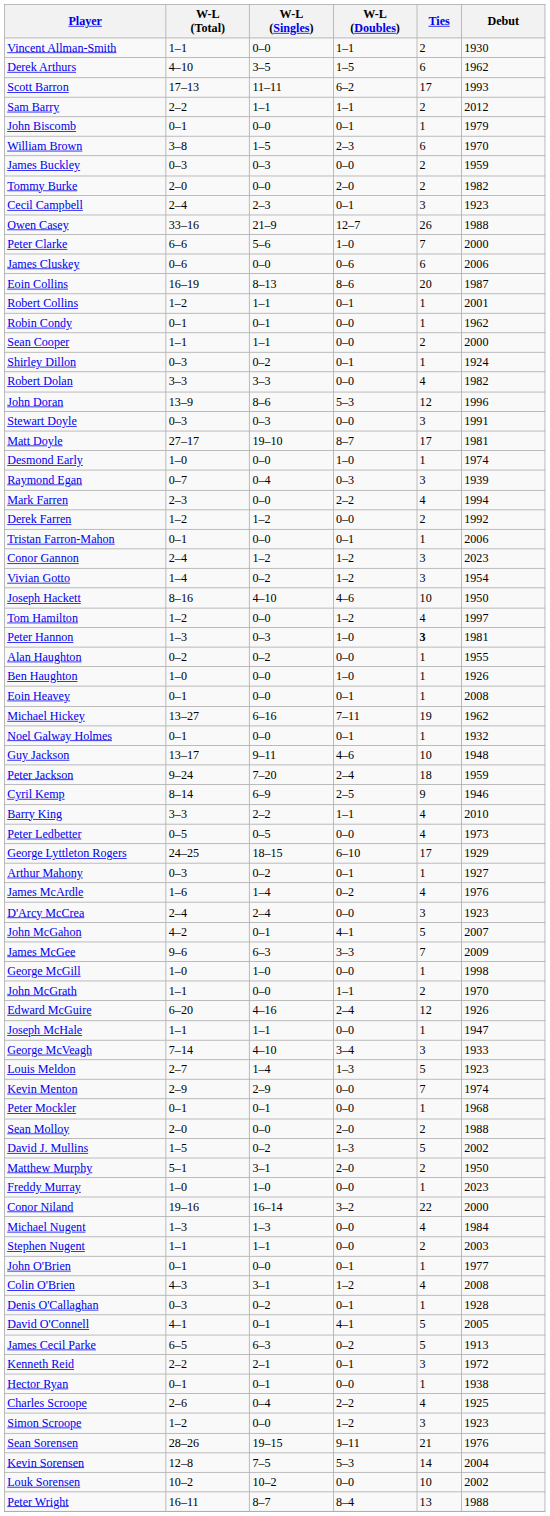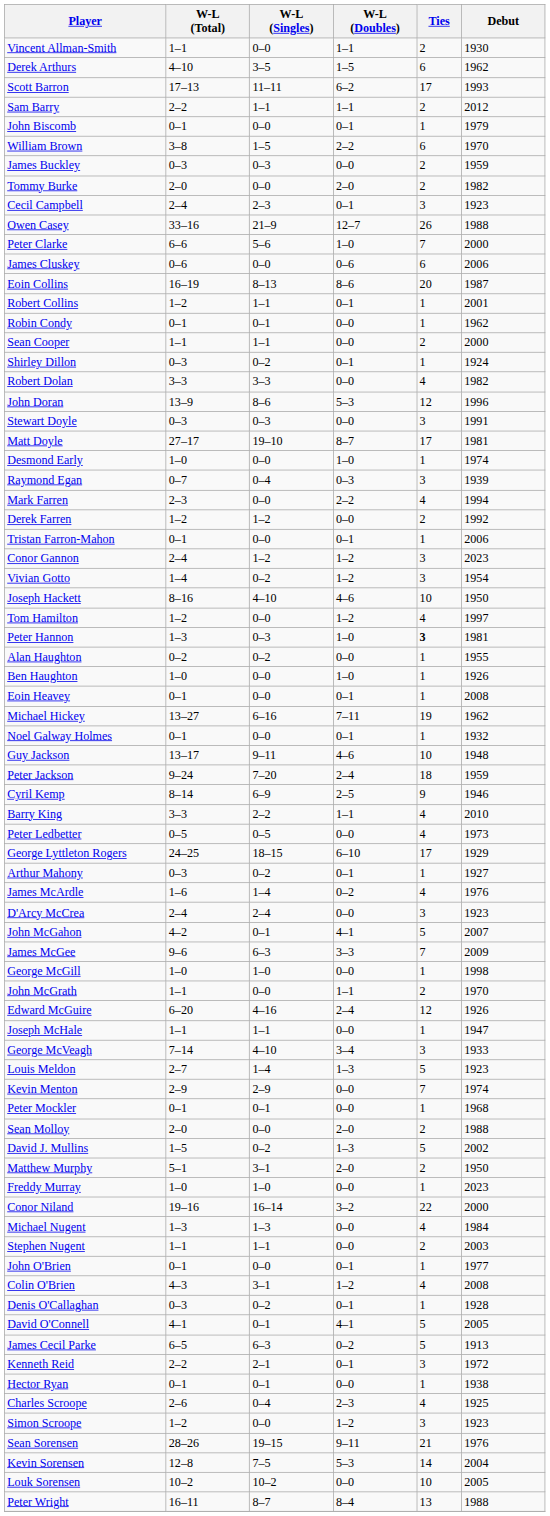(345, 145) 2–3 -> (345, 145) 2–2
(345, 1403) 2–2 -> (345, 1403) 2–3
(476, 1481) 2002 -> (476, 1481) 2005
